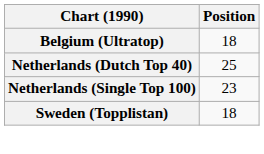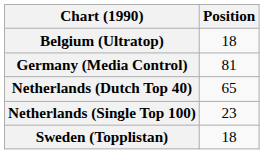+ row: (102, 64)
(229, 64) 25 -> (229, 88) 65
